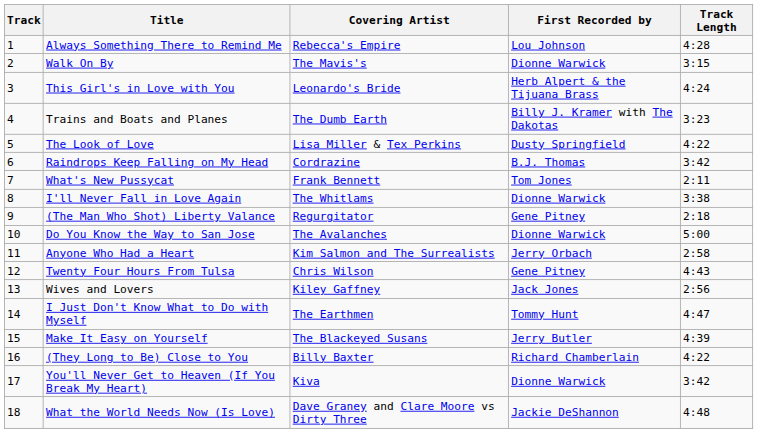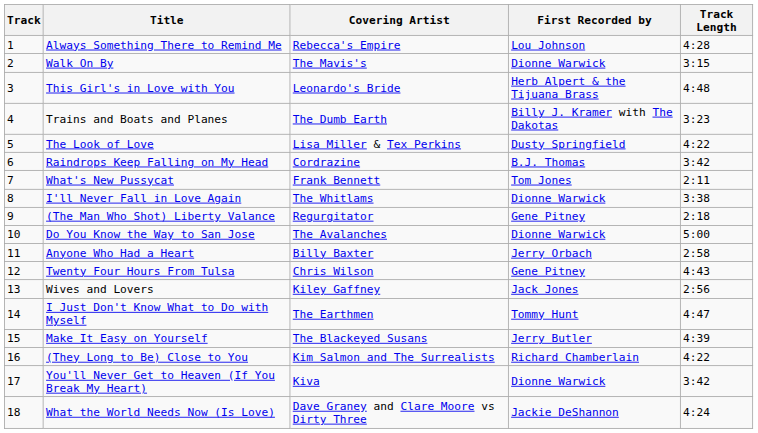(697, 88) 4:24 -> (697, 88) 4:48
(394, 253) Kim Salmon and The Surrealists -> (333, 253) Billy Baxter
(333, 357) Billy Baxter -> (394, 357) Kim Salmon and The Surrealists
(697, 412) 4:48 -> (697, 412) 4:24
